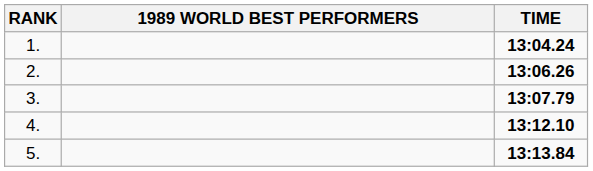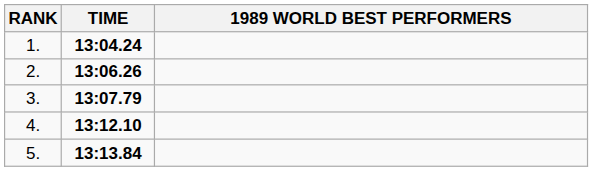columns swapped: (278, 18) <-> (541, 18)
